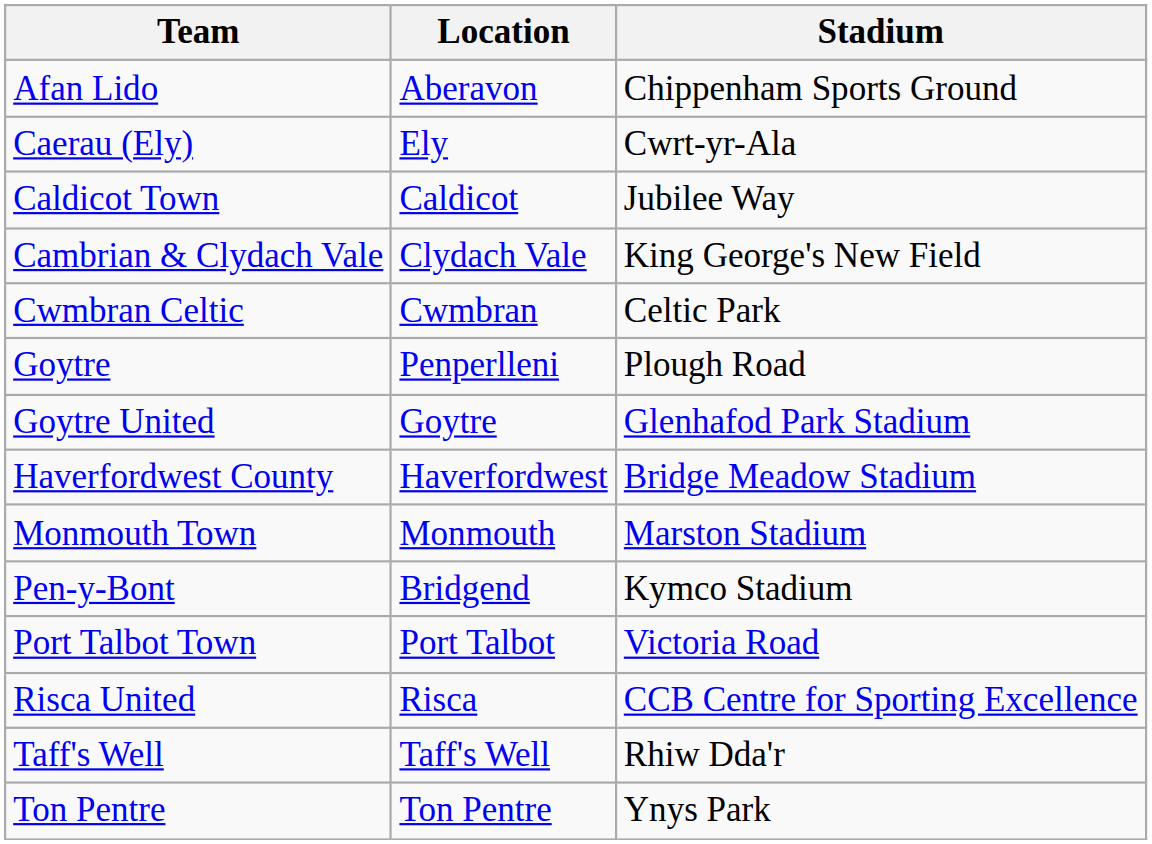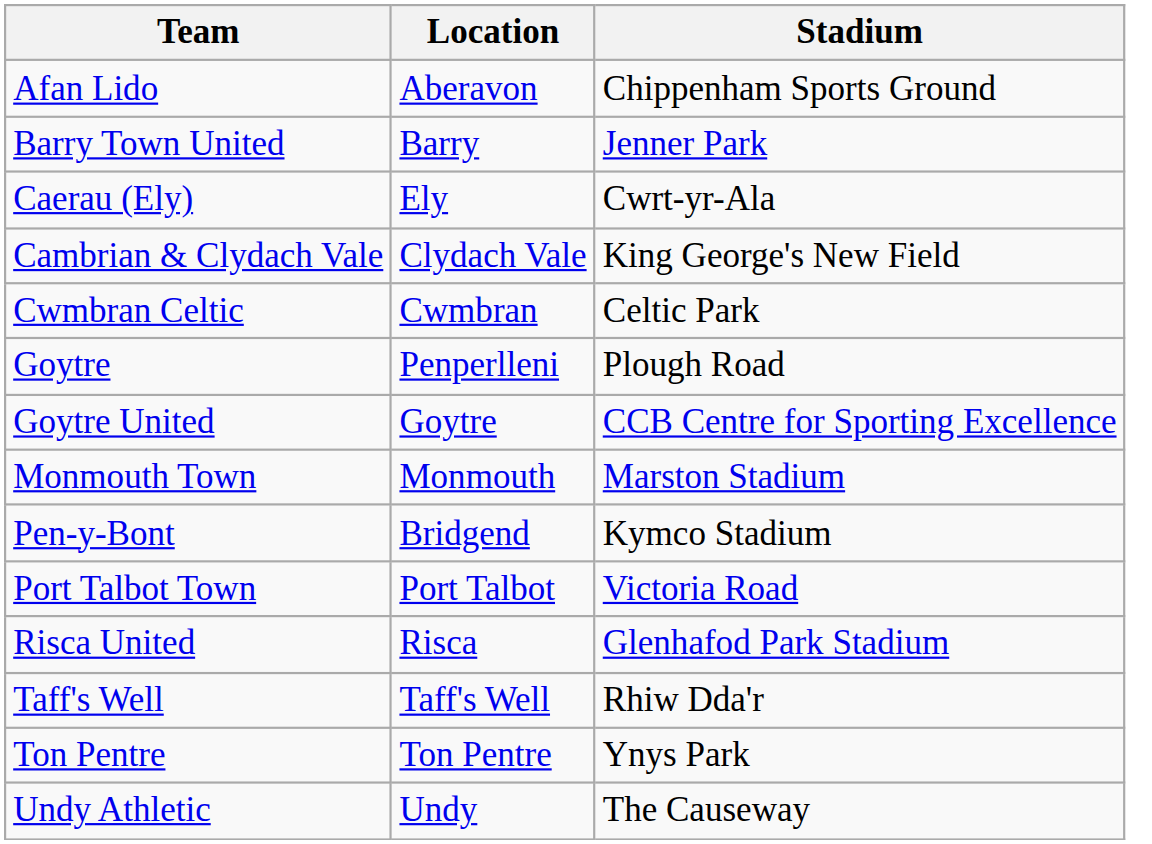+ row: (149, 143)
- row: (116, 198)
(797, 421) Glenhafod Park Stadium -> (860, 421) CCB Centre for Sporting Excellence
- row: (173, 476)
(881, 699) CCB Centre for Sporting Excellence -> (776, 643) Glenhafod Park Stadium
+ row: (112, 810)
